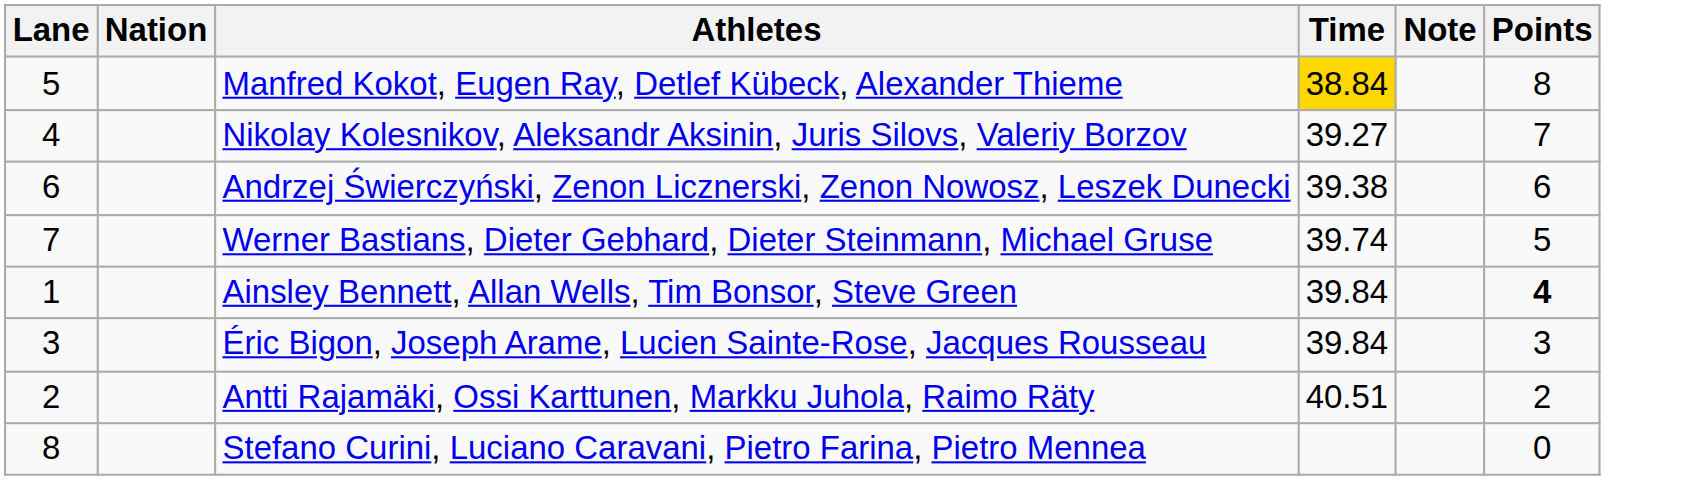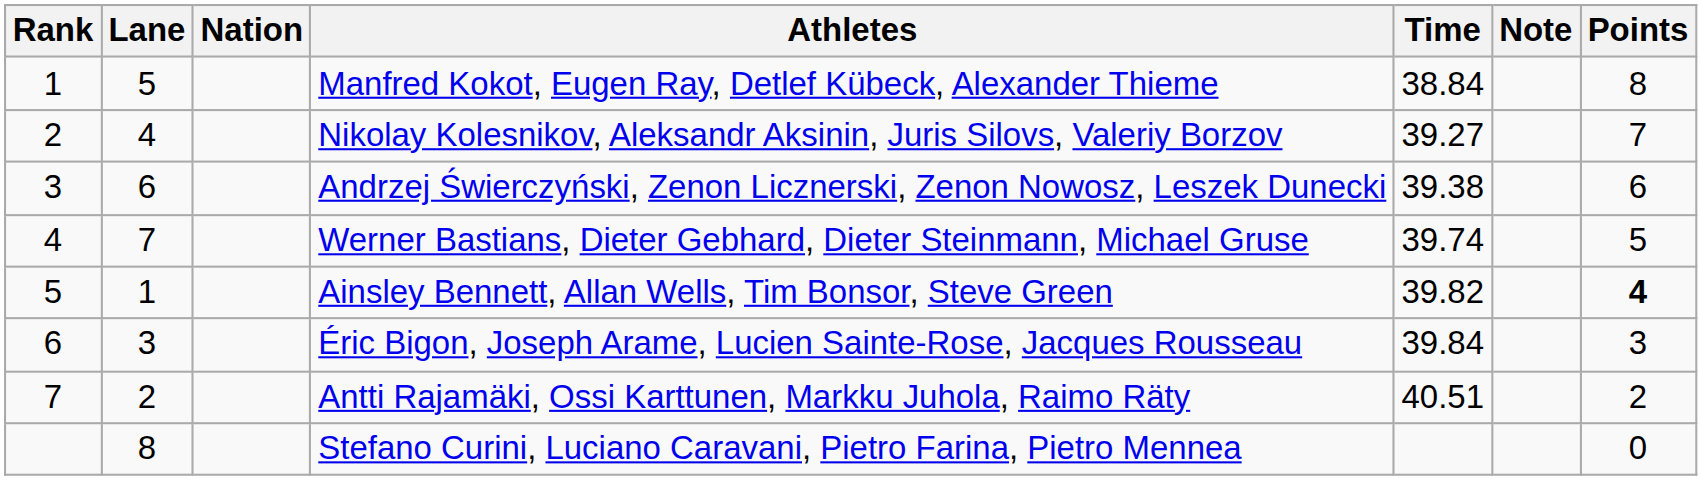+ column: (53, 30)
(1347, 82) gold background -> (1443, 82) no background
(1347, 291) 39.84 -> (1443, 291) 39.82
